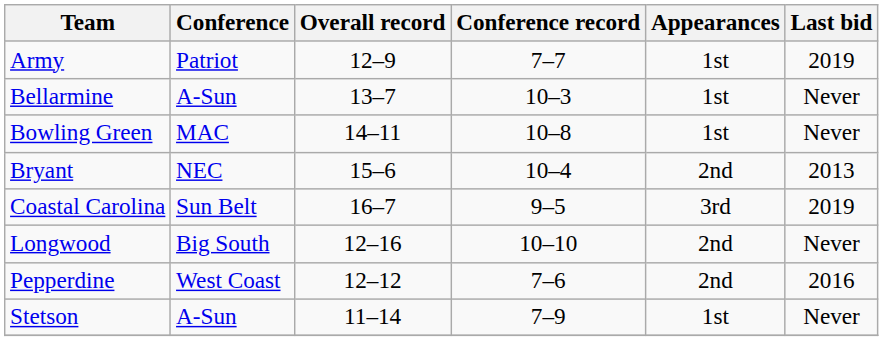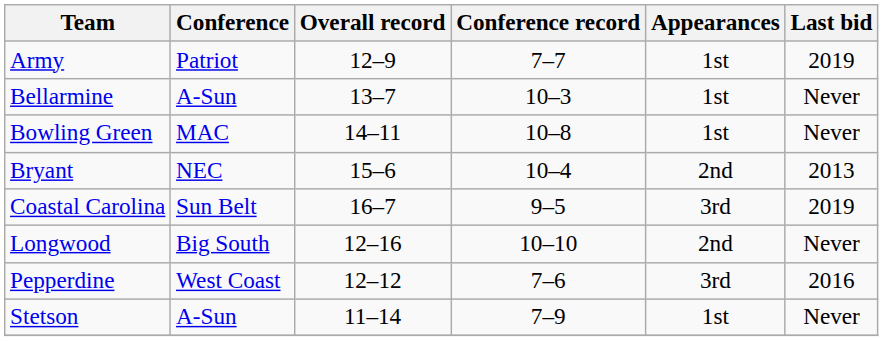(715, 280) 2nd -> (715, 280) 3rd
